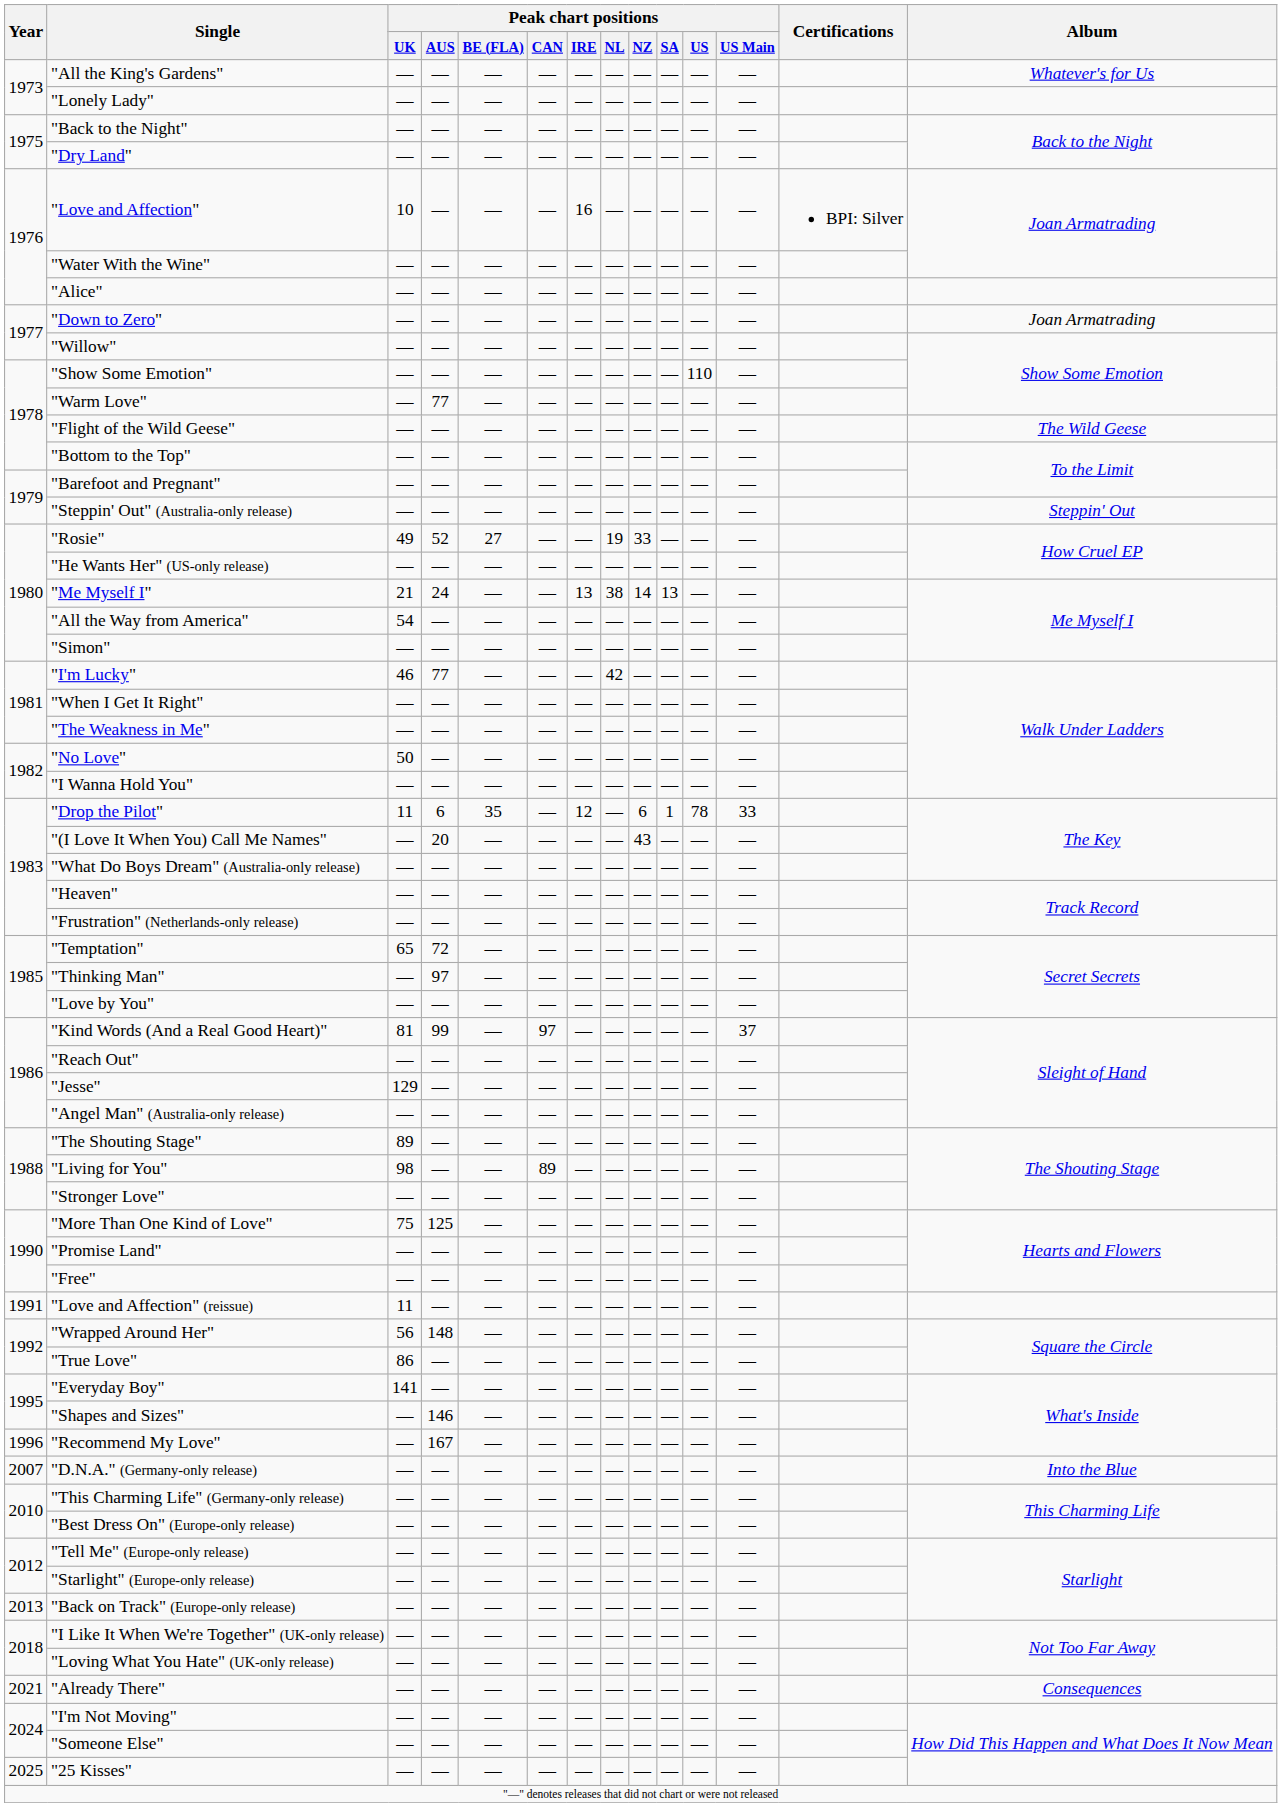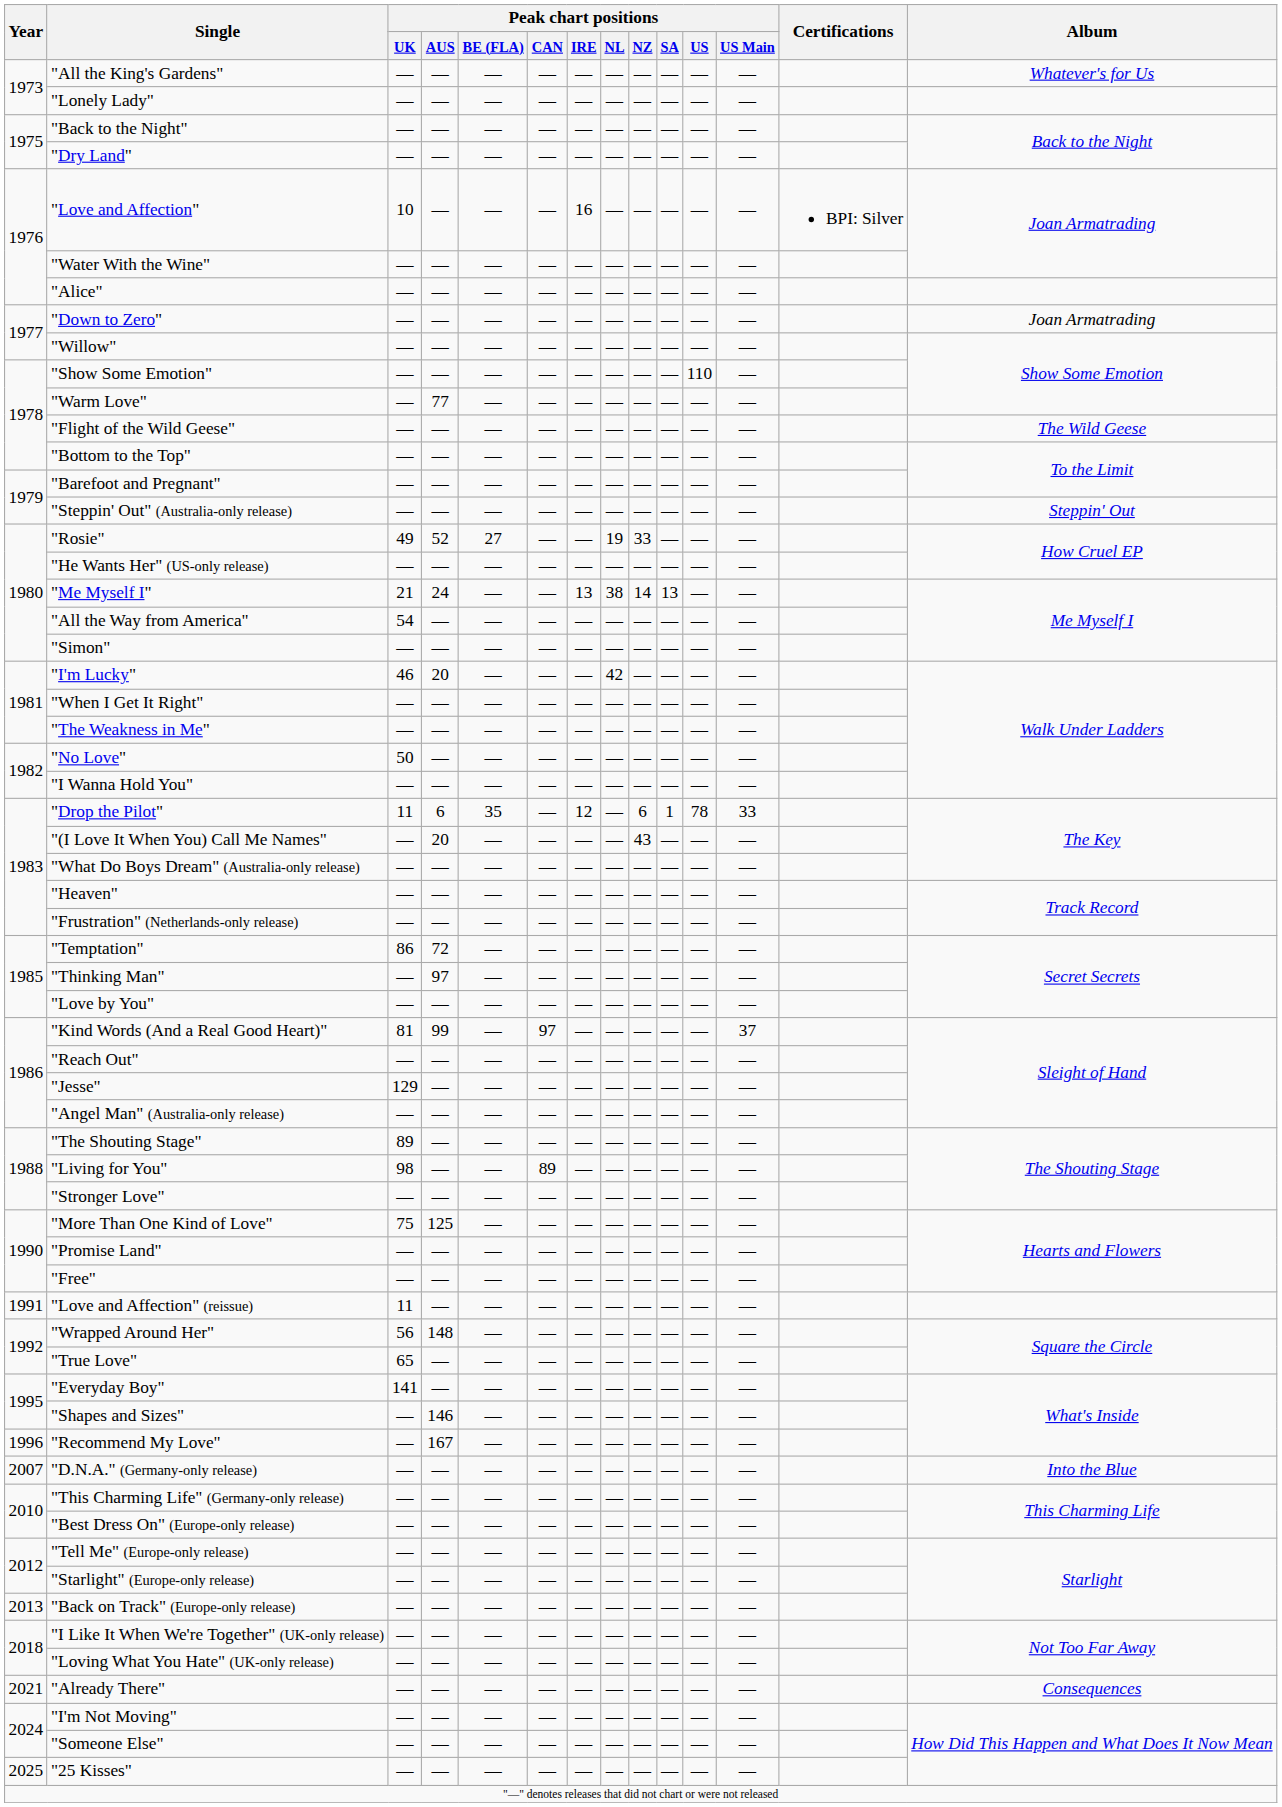(440, 675) 77 -> (440, 675) 20
(405, 949) 65 -> (405, 949) 86
(405, 1360) 86 -> (405, 1360) 65
